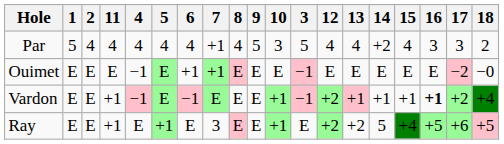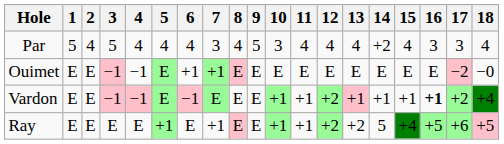columns swapped: (304, 17) <-> (113, 17)
(216, 44) +1 -> (216, 44) 3
(485, 44) 2 -> (485, 44) 4
(216, 125) 3 -> (216, 125) +1
